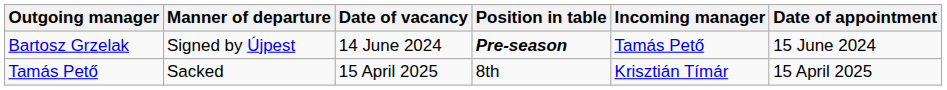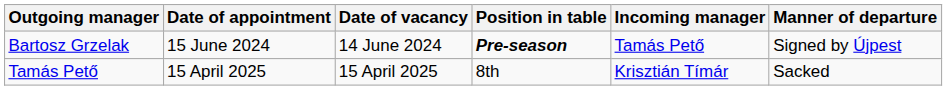columns swapped: (249, 17) <-> (855, 17)
